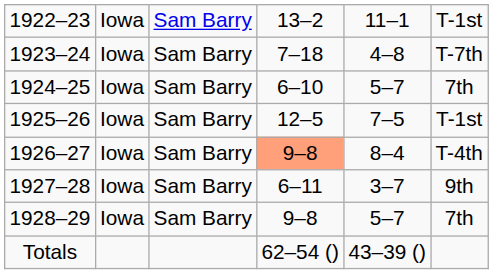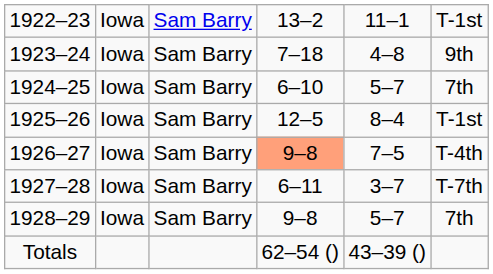(459, 53) T-7th -> (459, 53) 9th
(387, 119) 7–5 -> (387, 119) 8–4
(387, 152) 8–4 -> (387, 152) 7–5
(459, 185) 9th -> (459, 185) T-7th
